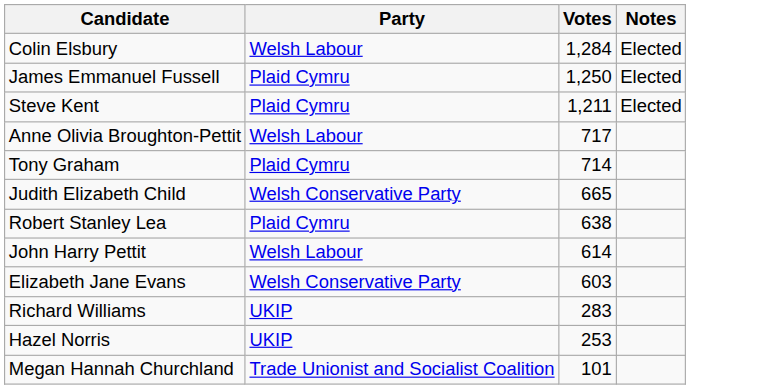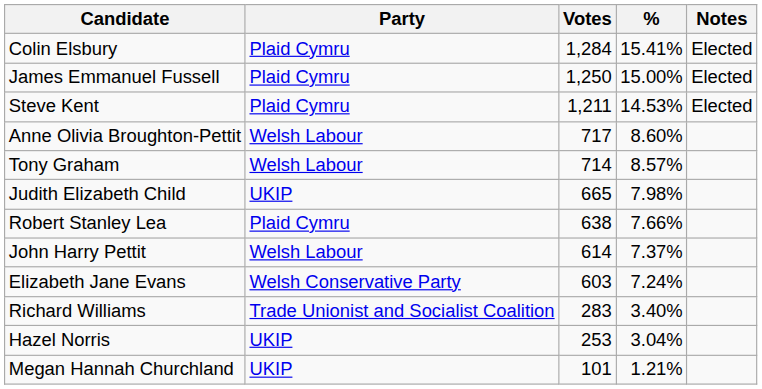+ column: (652, 19)
(306, 48) Welsh Labour -> (300, 48) Plaid Cymru
(300, 164) Plaid Cymru -> (306, 164) Welsh Labour
(355, 194) Welsh Conservative Party -> (271, 194) UKIP
(271, 310) UKIP -> (402, 310) Trade Unionist and Socialist Coalition
(402, 369) Trade Unionist and Socialist Coalition -> (271, 369) UKIP
